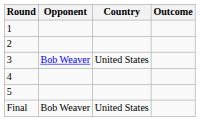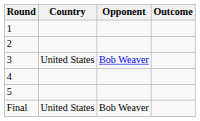columns swapped: (65, 12) <-> (122, 12)
